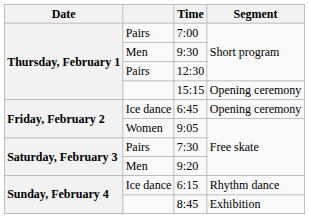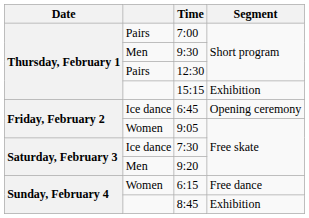(256, 90) Opening ceremony -> (235, 90) Exhibition
(138, 147) Pairs -> (149, 147) Ice dance
(149, 185) Ice dance -> (144, 185) Women
(245, 185) Rhythm dance -> (236, 185) Free dance
